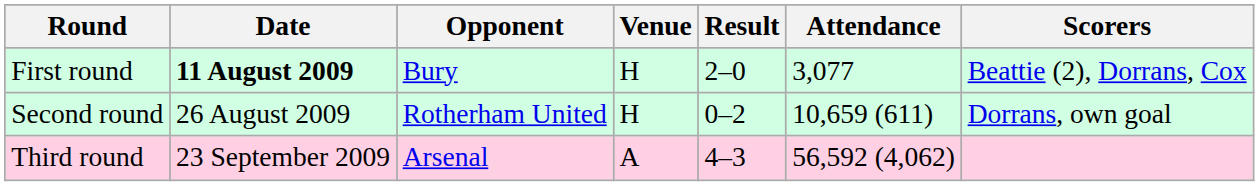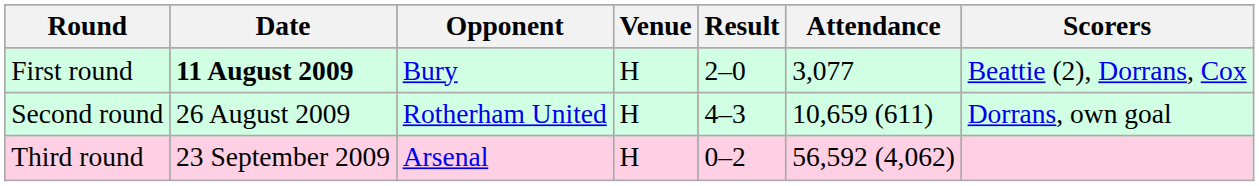(725, 113) 0–2 -> (725, 113) 4–3
(629, 157) A -> (629, 157) H
(725, 157) 4–3 -> (725, 157) 0–2
